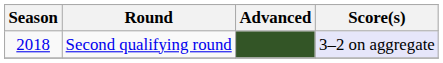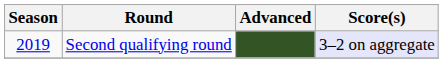(33, 44) 2018 -> (33, 44) 2019
